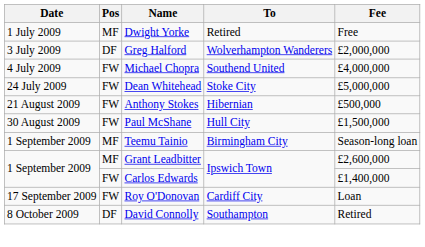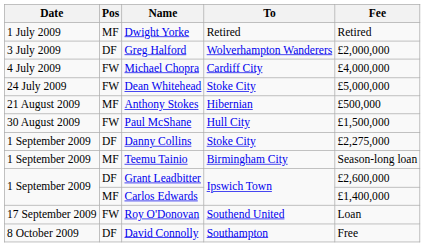(348, 31) Free -> (355, 31) Retired
(246, 68) Southend United -> (235, 68) Cardiff City
(111, 104) FW -> (110, 104) MF
+ row: (158, 141)
(110, 159) MF -> (109, 178) DF
(111, 178) FW -> (110, 196) MF
(235, 196) Cardiff City -> (246, 214) Southend United
(355, 214) Retired -> (348, 232) Free
